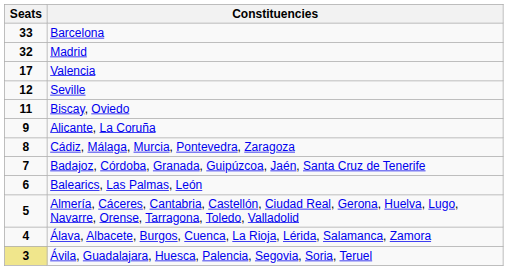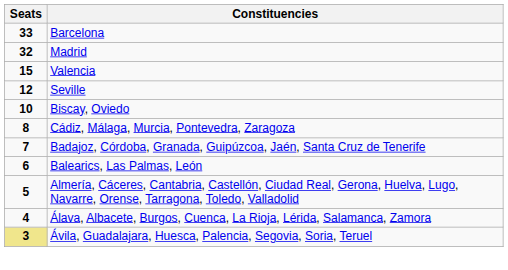(26, 71) 17 -> (26, 71) 15
(26, 109) 11 -> (26, 109) 10
- row: (103, 128)
